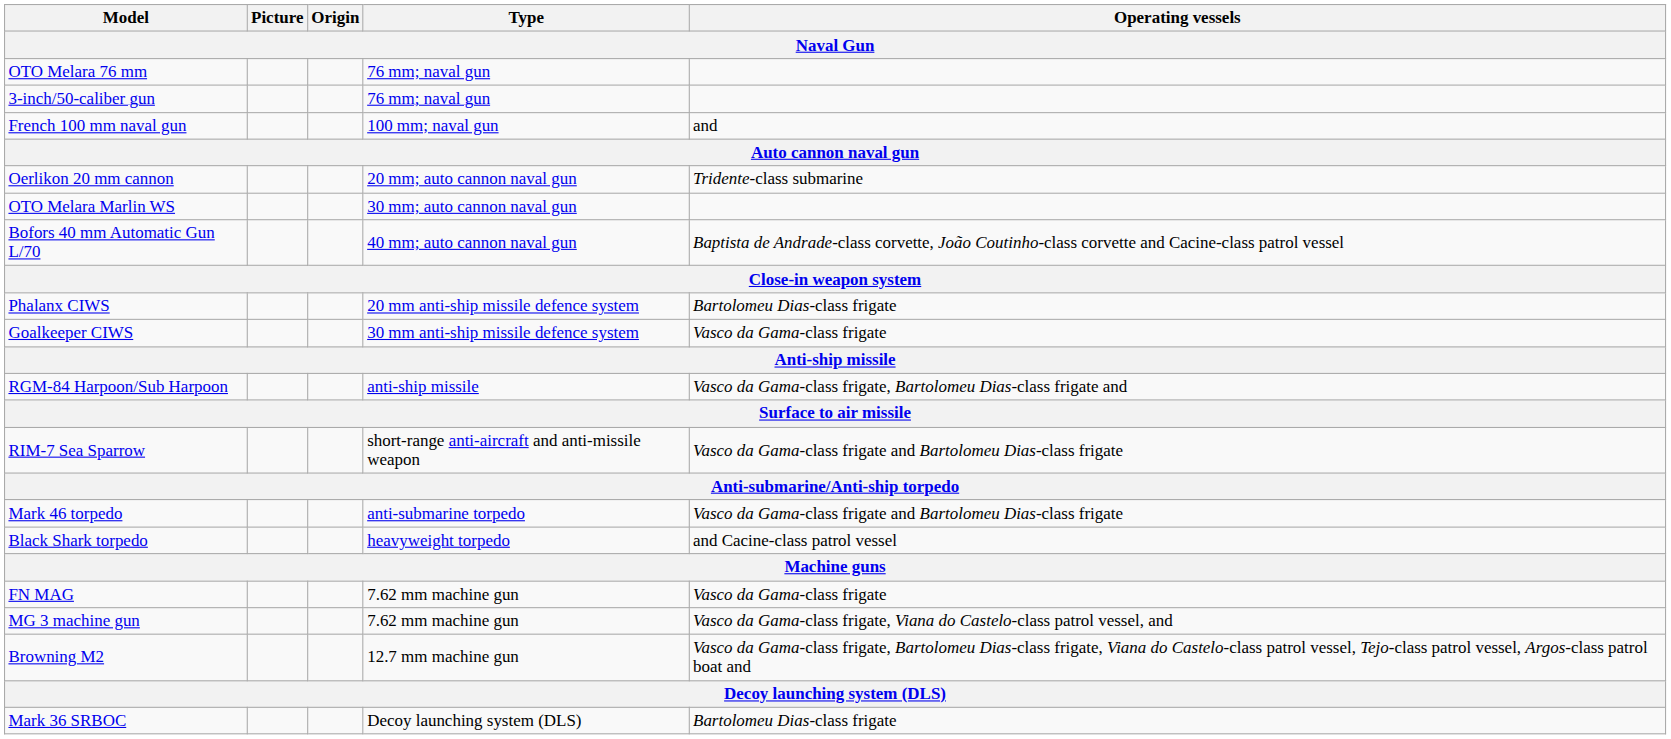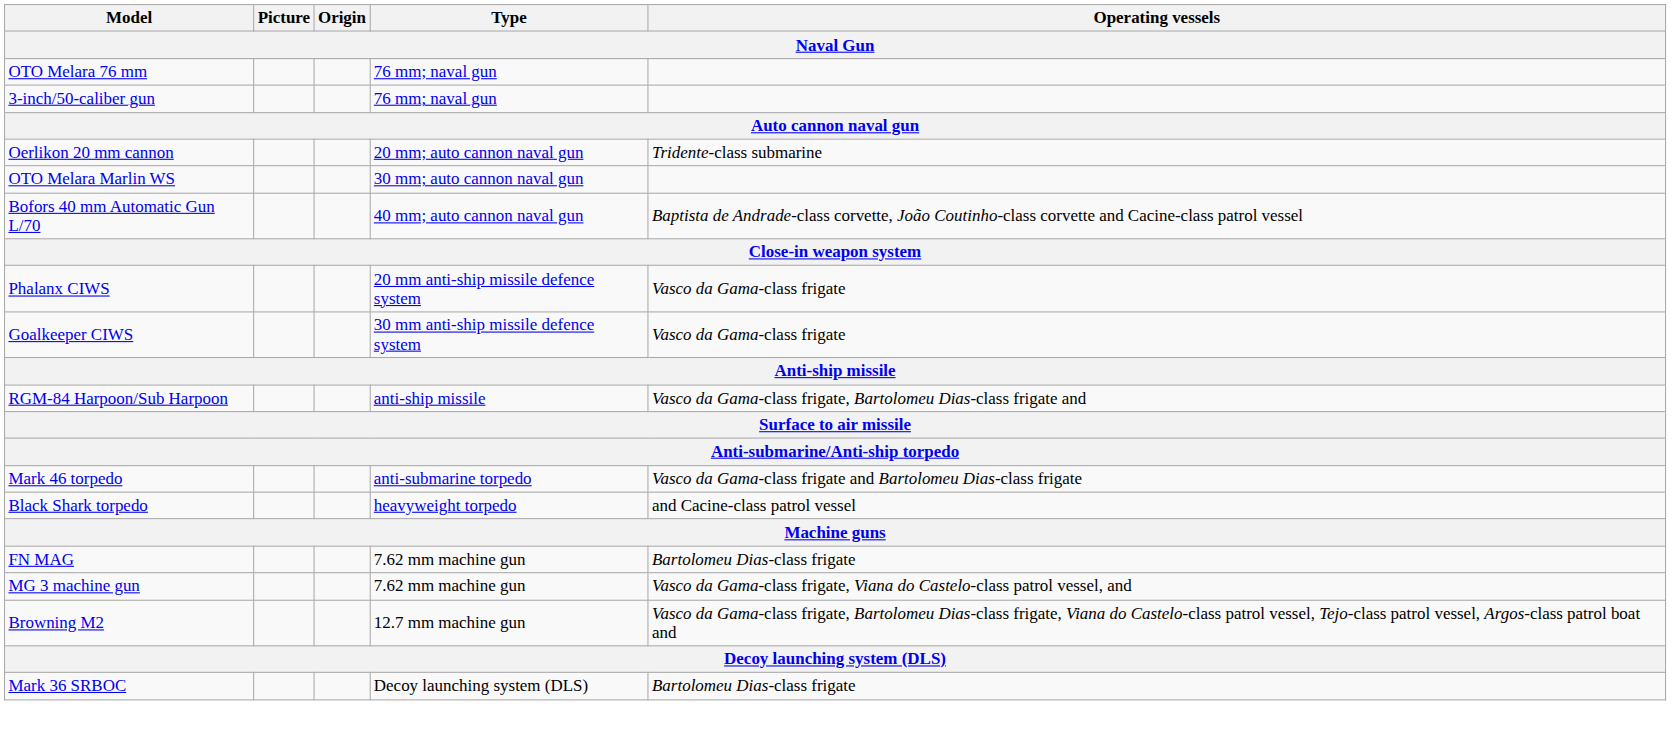- row: (97, 125)
(795, 306) Bartolomeu Dias-class frigate -> (749, 288) Vasco da Gama-class frigate
- row: (77, 450)
(790, 594) Vasco da Gama-class frigate -> (754, 559) Bartolomeu Dias-class frigate
